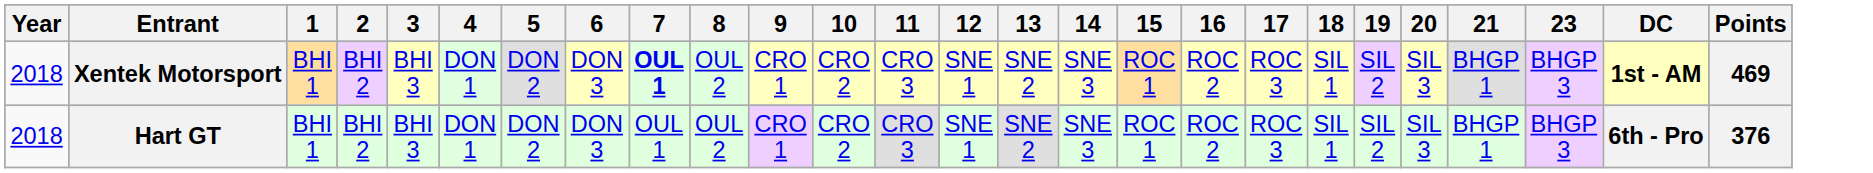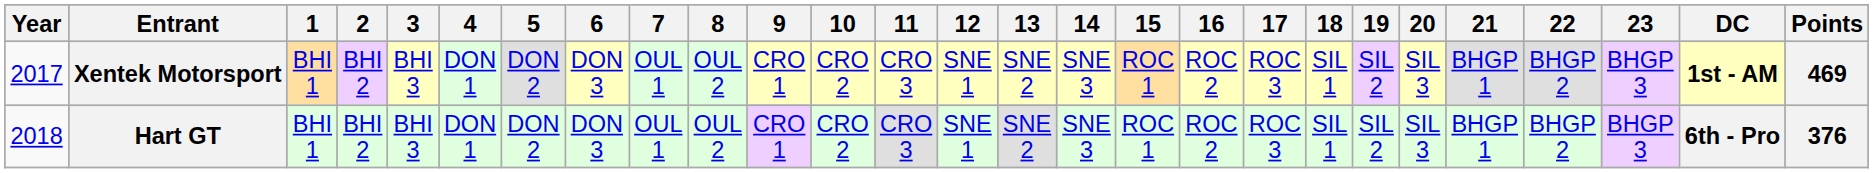+ column: (1563, 23)
(37, 73) 2018 -> (37, 73) 2017
(659, 73) bold -> (658, 73) normal
